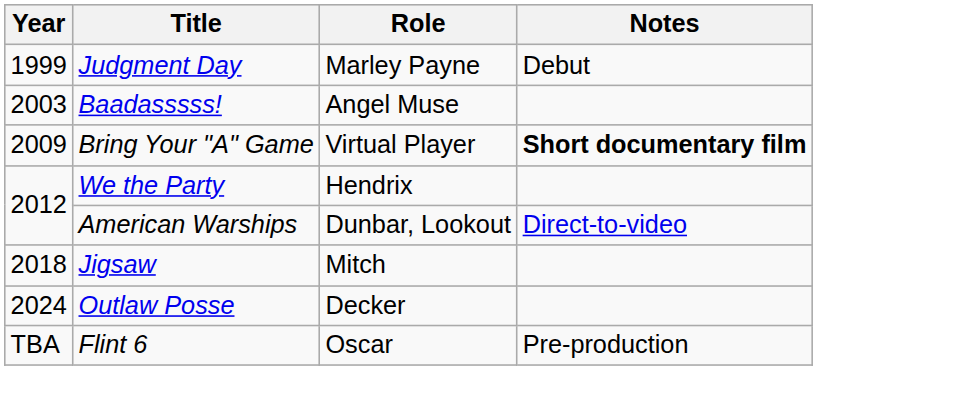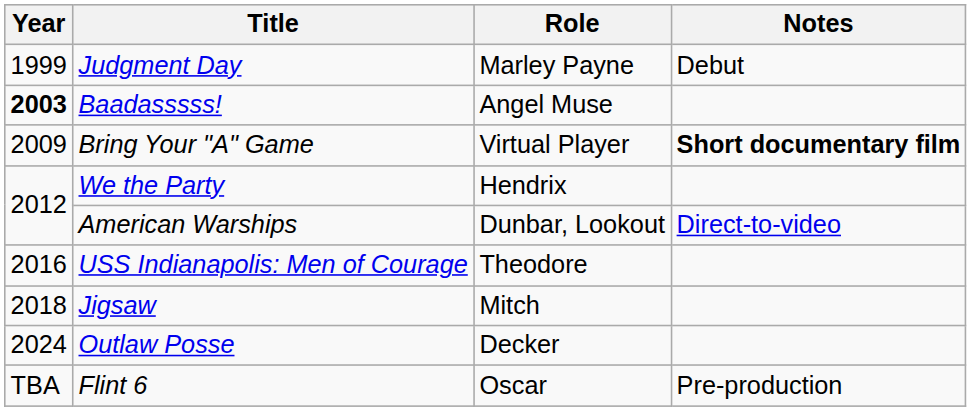(39, 104) normal -> (39, 104) bold
+ row: (273, 265)
